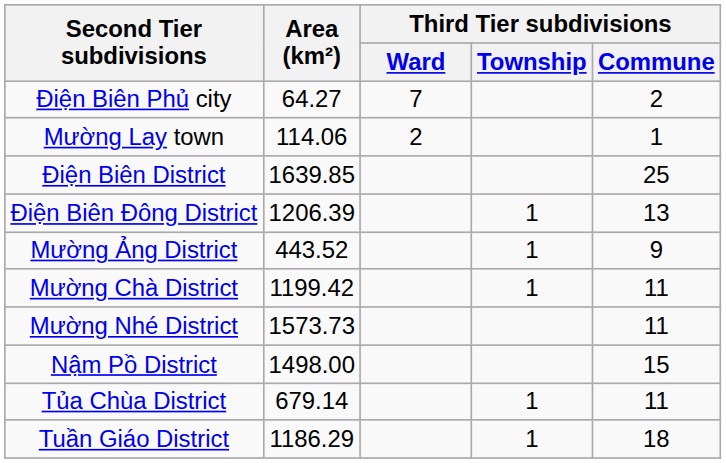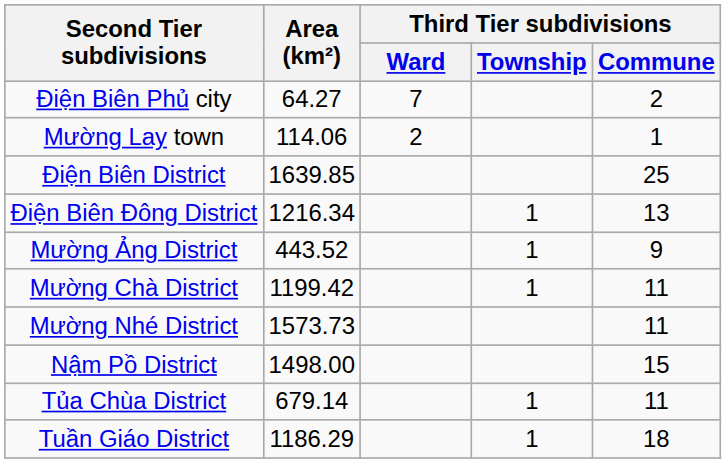(312, 213) 1206.39 -> (312, 213) 1216.34
